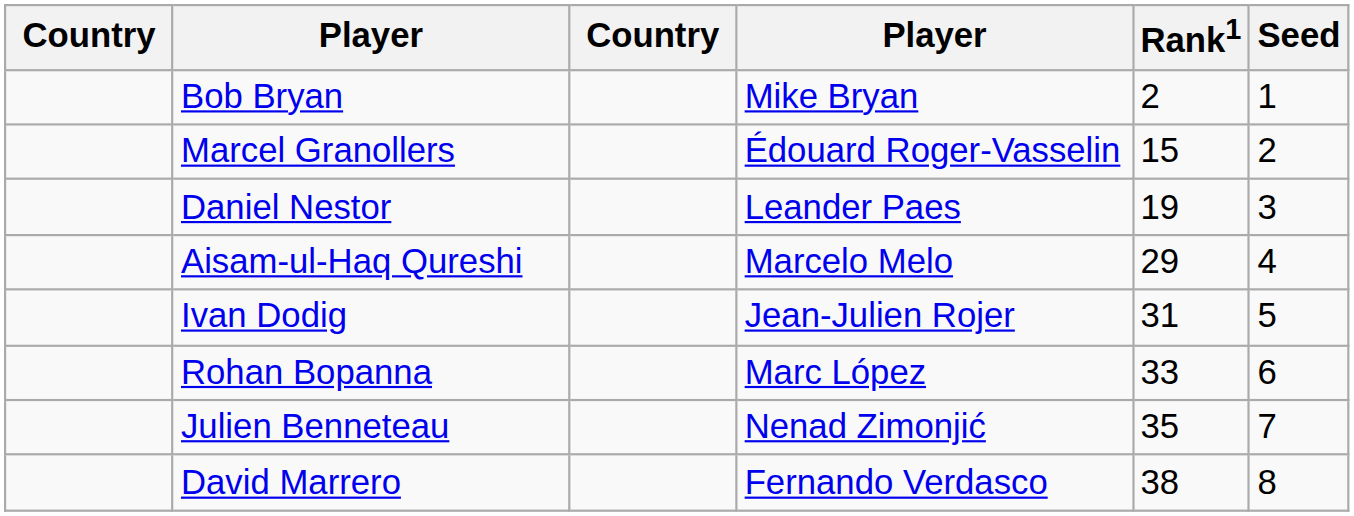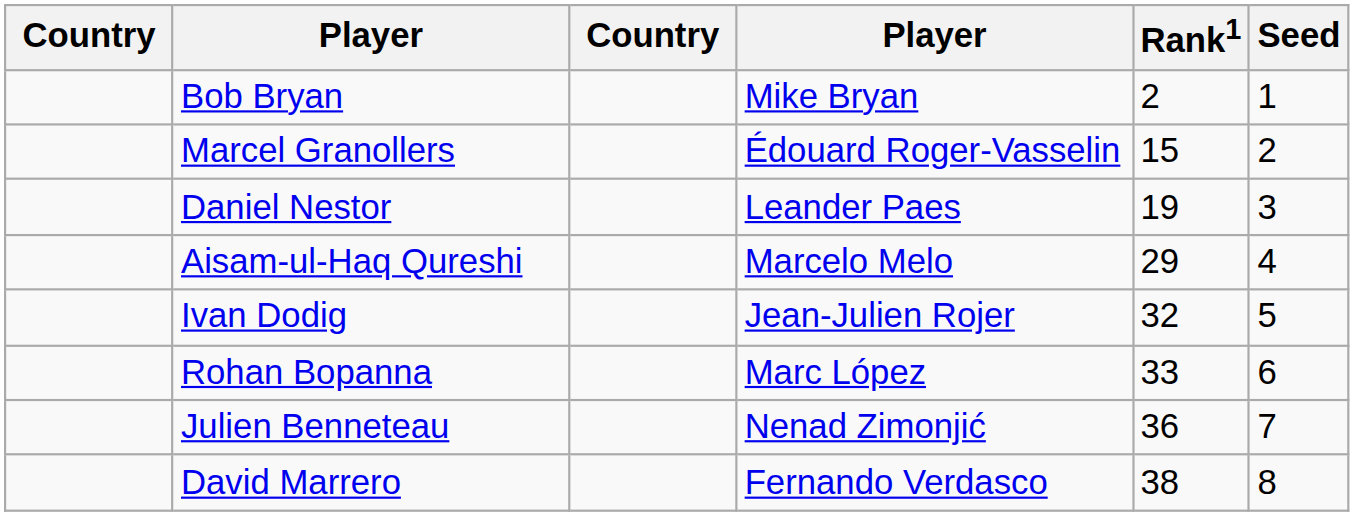(1160, 316) 31 -> (1160, 316) 32
(1160, 426) 35 -> (1160, 426) 36
